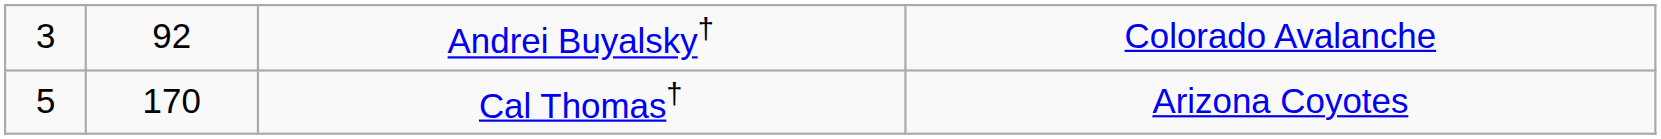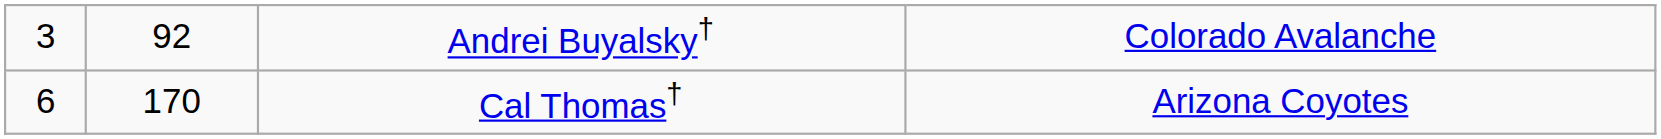(46, 101) 5 -> (46, 101) 6
